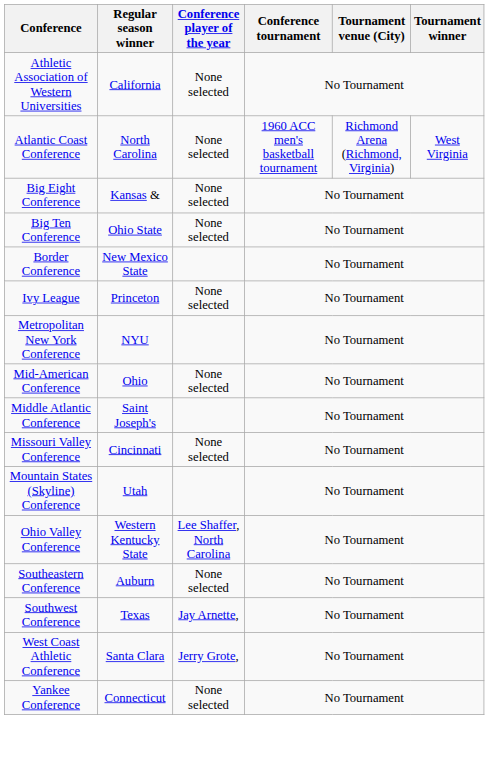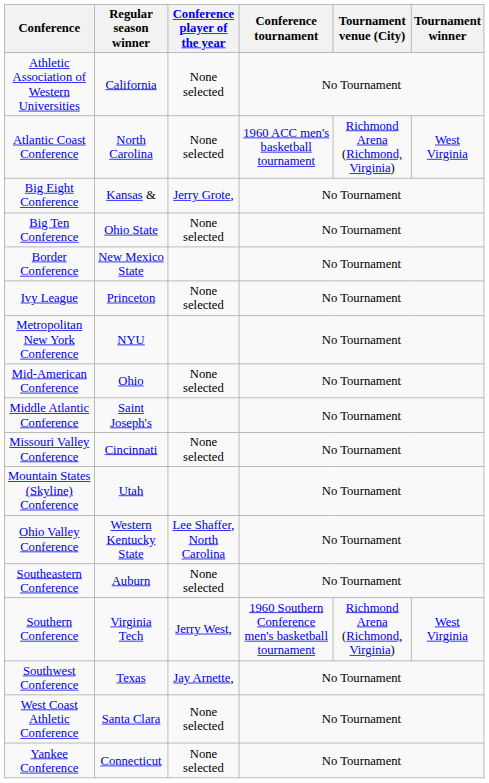(208, 195) None selected -> (203, 195) Jerry Grote,
+ row: (49, 629)
(208, 656) Jerry Grote, -> (203, 719) None selected
